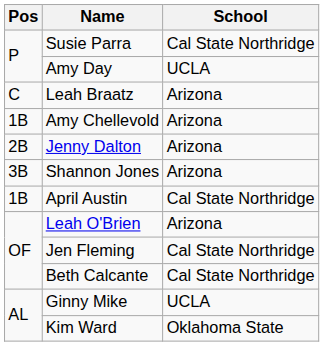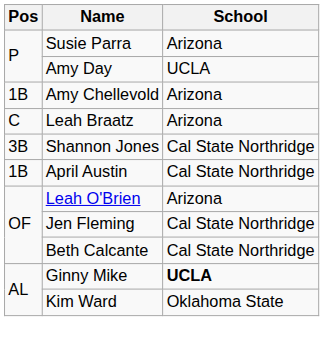(241, 43) Cal State Northridge -> (194, 43) Arizona
rows swapped: (90, 95) <-> (102, 120)
- row: (93, 146)
(194, 172) Arizona -> (241, 146) Cal State Northridge
(188, 302) normal -> (189, 276) bold
